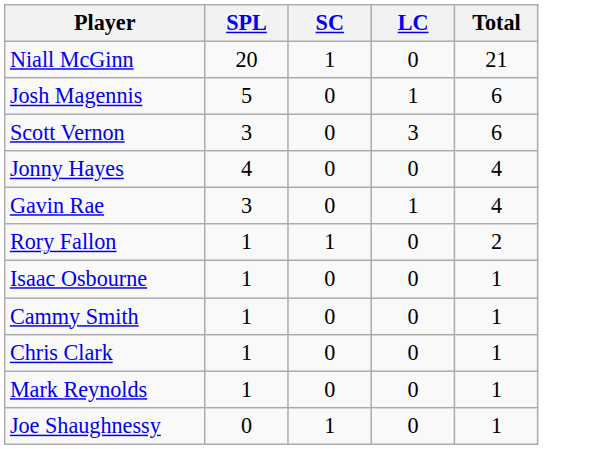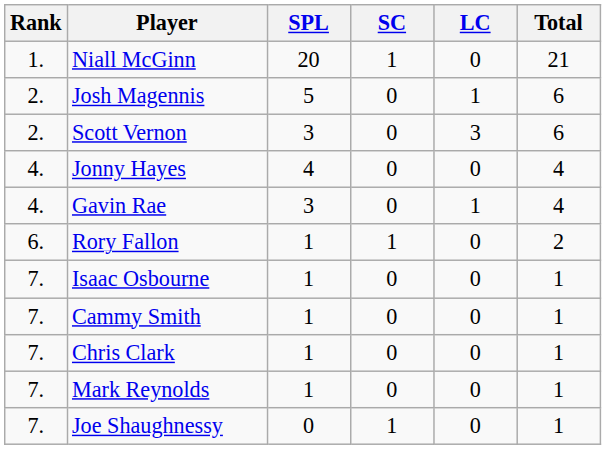+ column: (36, 22)
